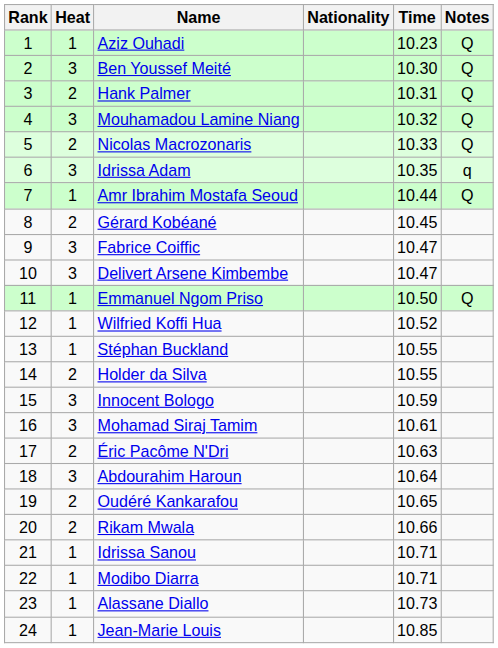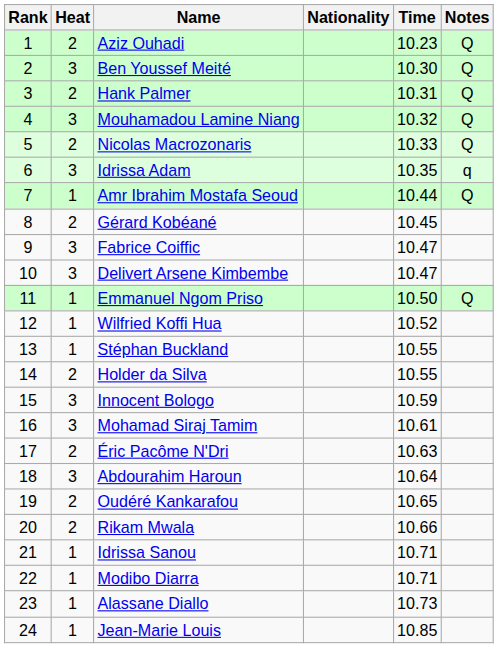(73, 43) 1 -> (73, 43) 2
